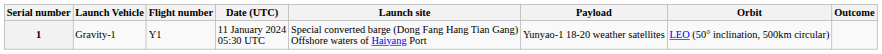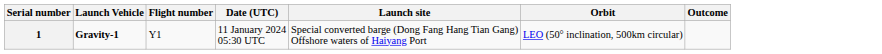- column: (594, 12)
(96, 35) normal -> (97, 35) bold
